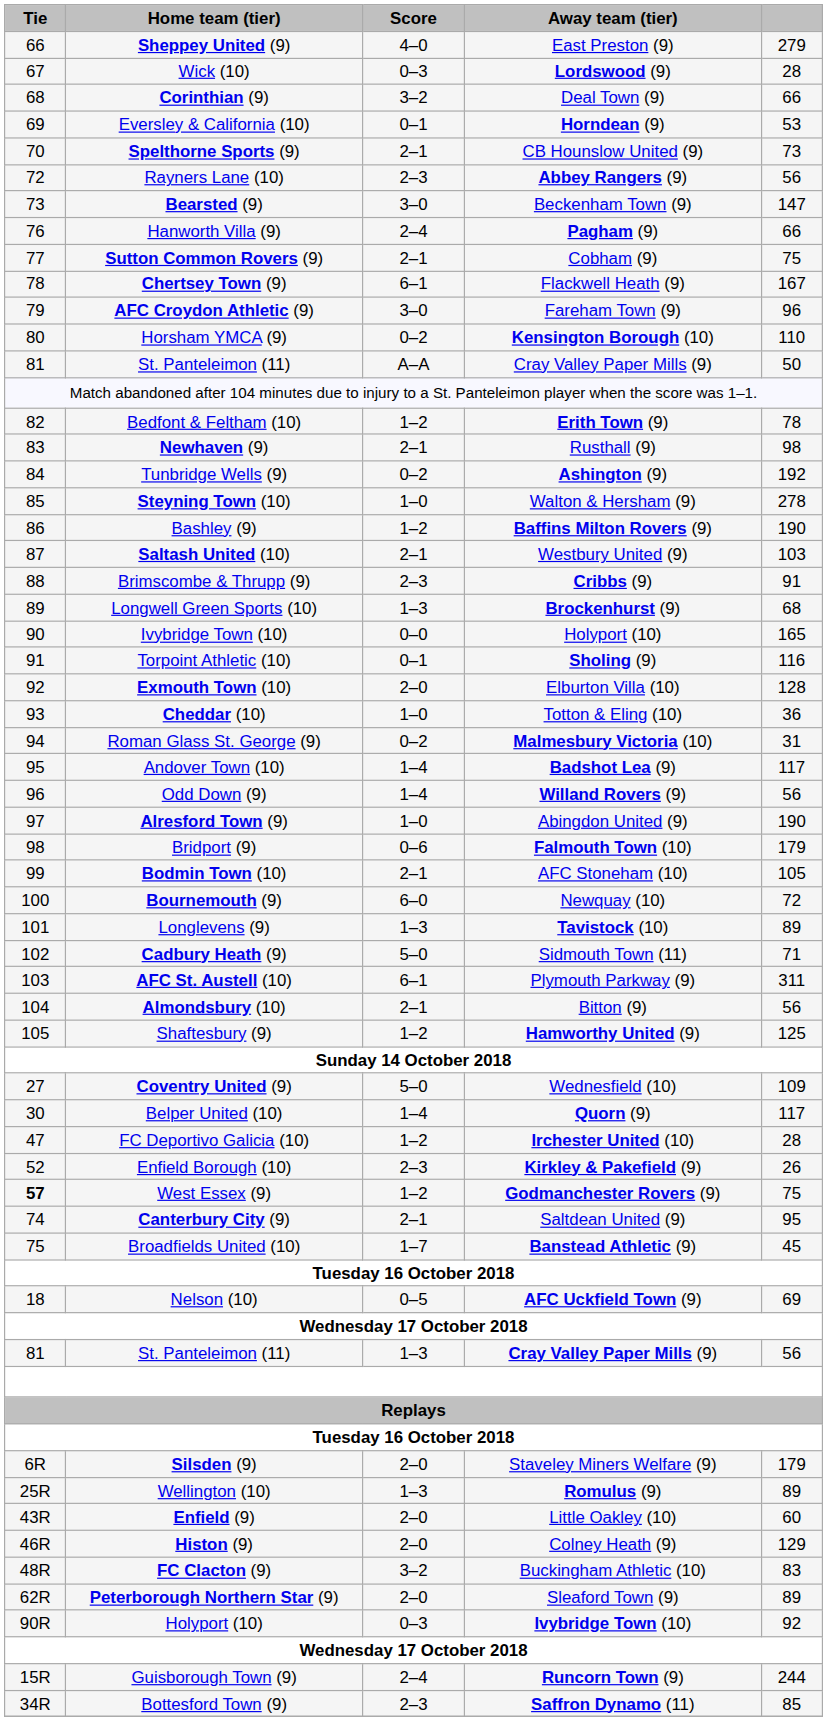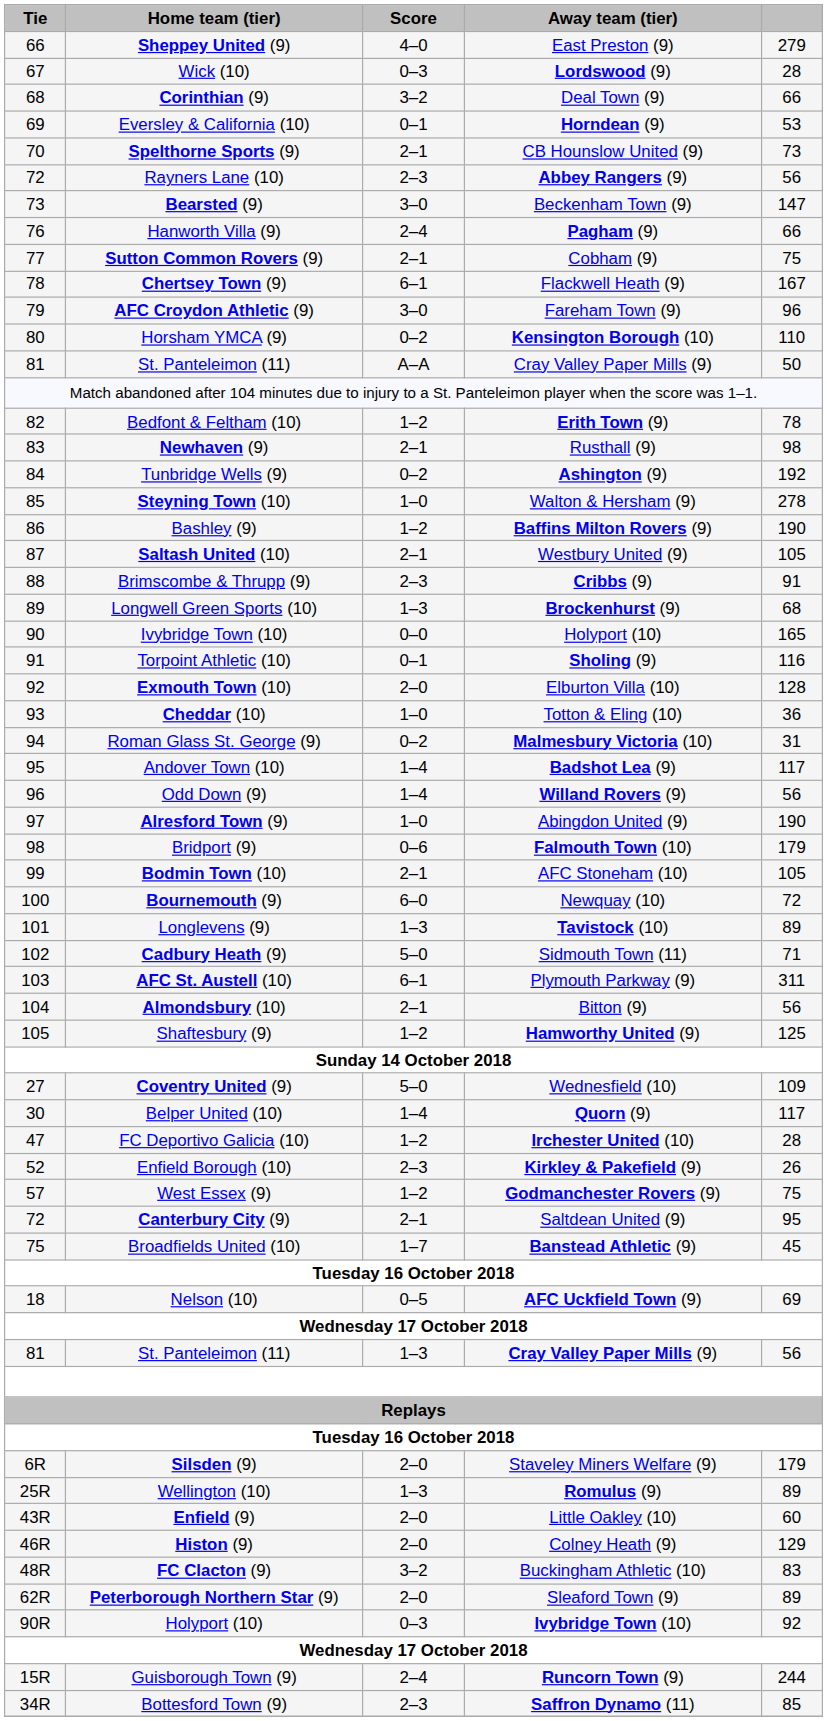(792, 555) 103 -> (792, 555) 105
(35, 1193) bold -> (35, 1193) normal
(35, 1220) 74 -> (35, 1220) 72
